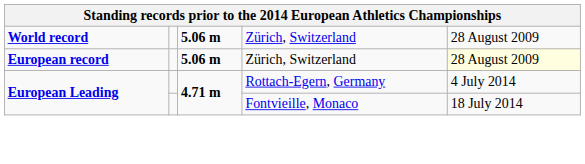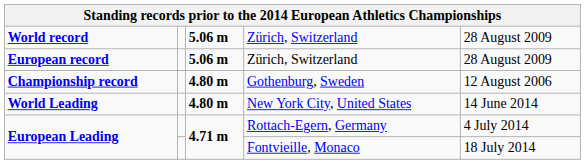(495, 59) lightyellow background -> (508, 59) no background
+ row: (73, 81)
+ row: (53, 103)
